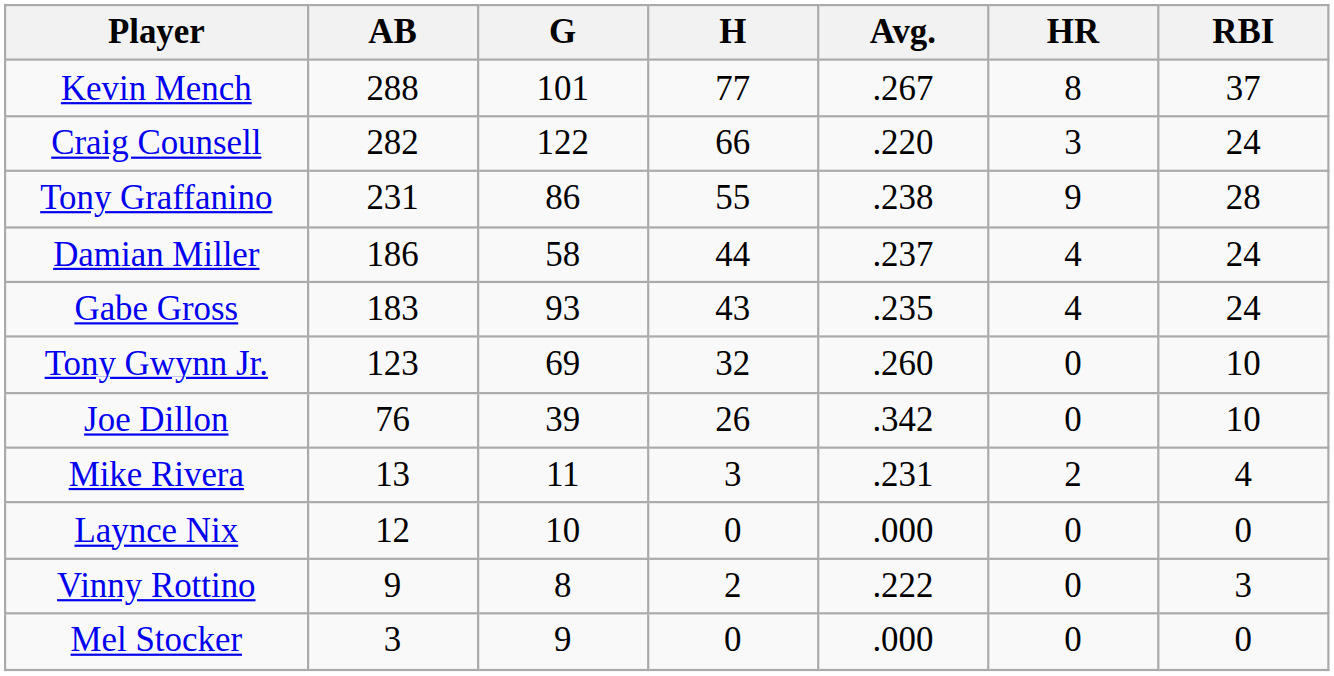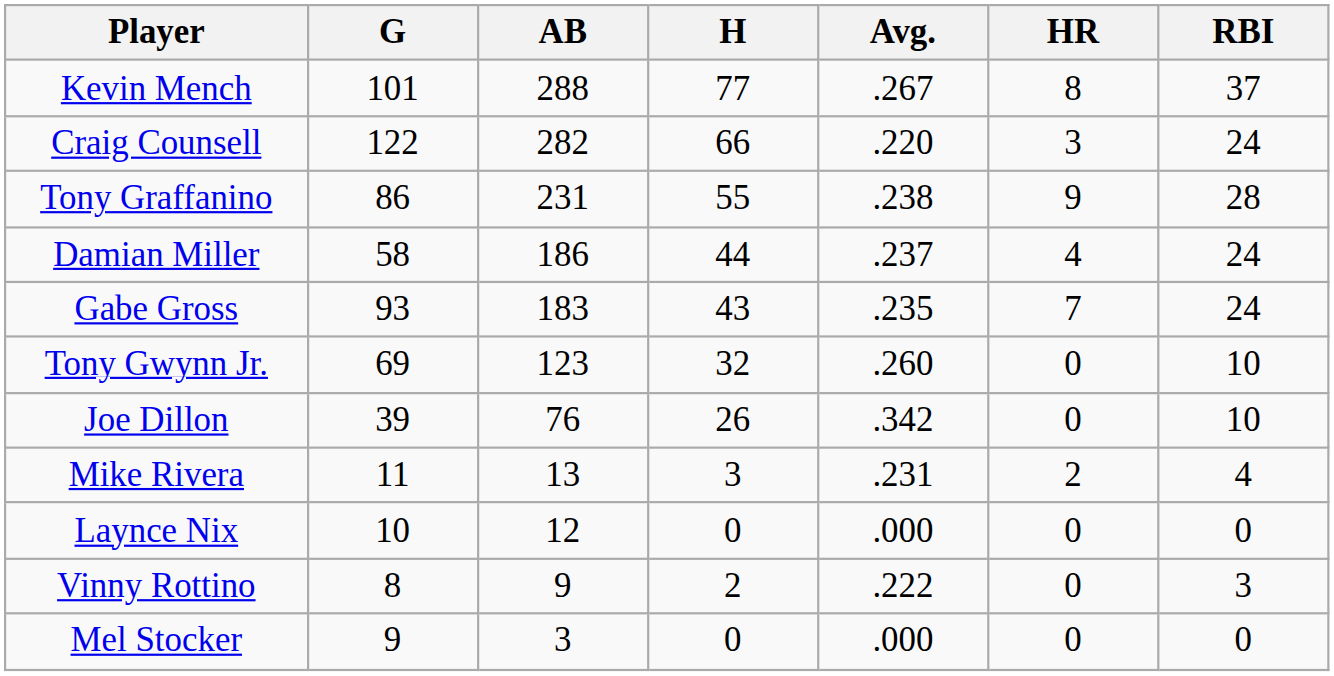columns swapped: (563, 32) <-> (393, 32)
(1073, 308) 4 -> (1073, 308) 7
